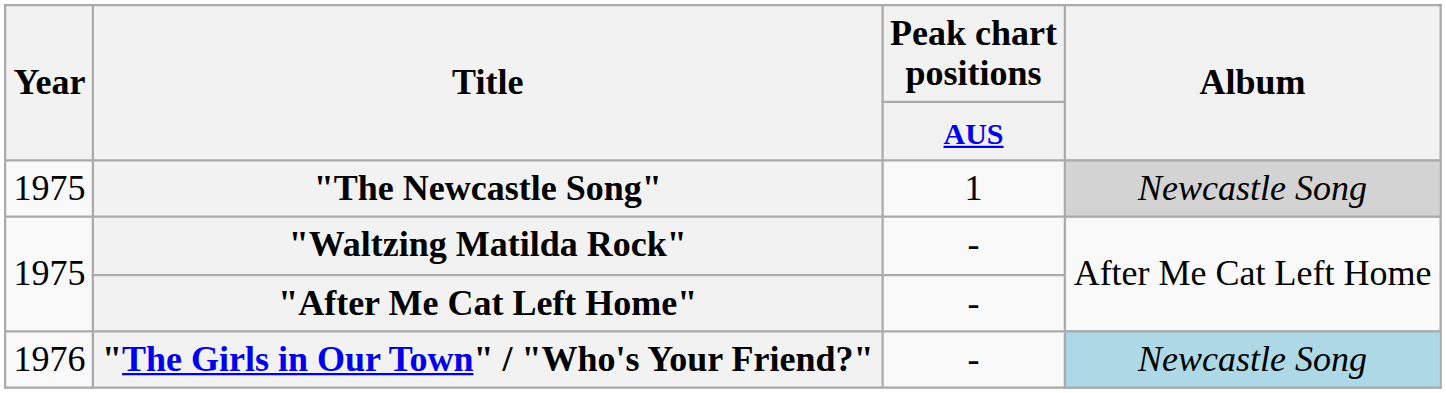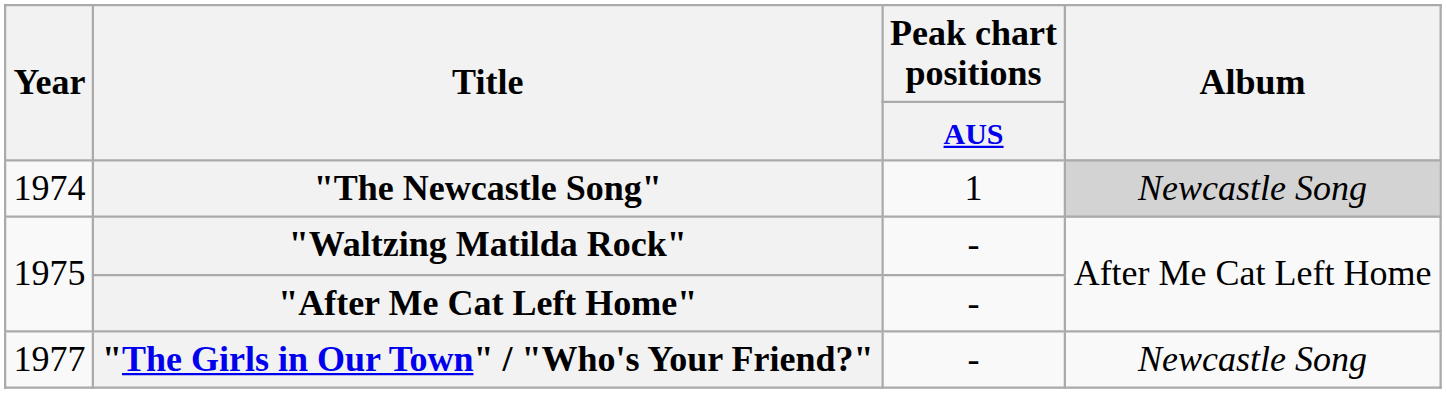(49, 187) 1975 -> (49, 187) 1974
(49, 359) 1976 -> (49, 359) 1977
(1253, 359) lightblue background -> (1253, 359) no background
